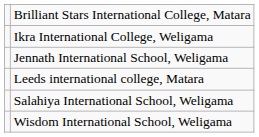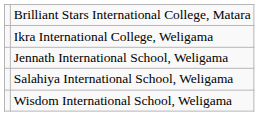- row: (109, 79)
